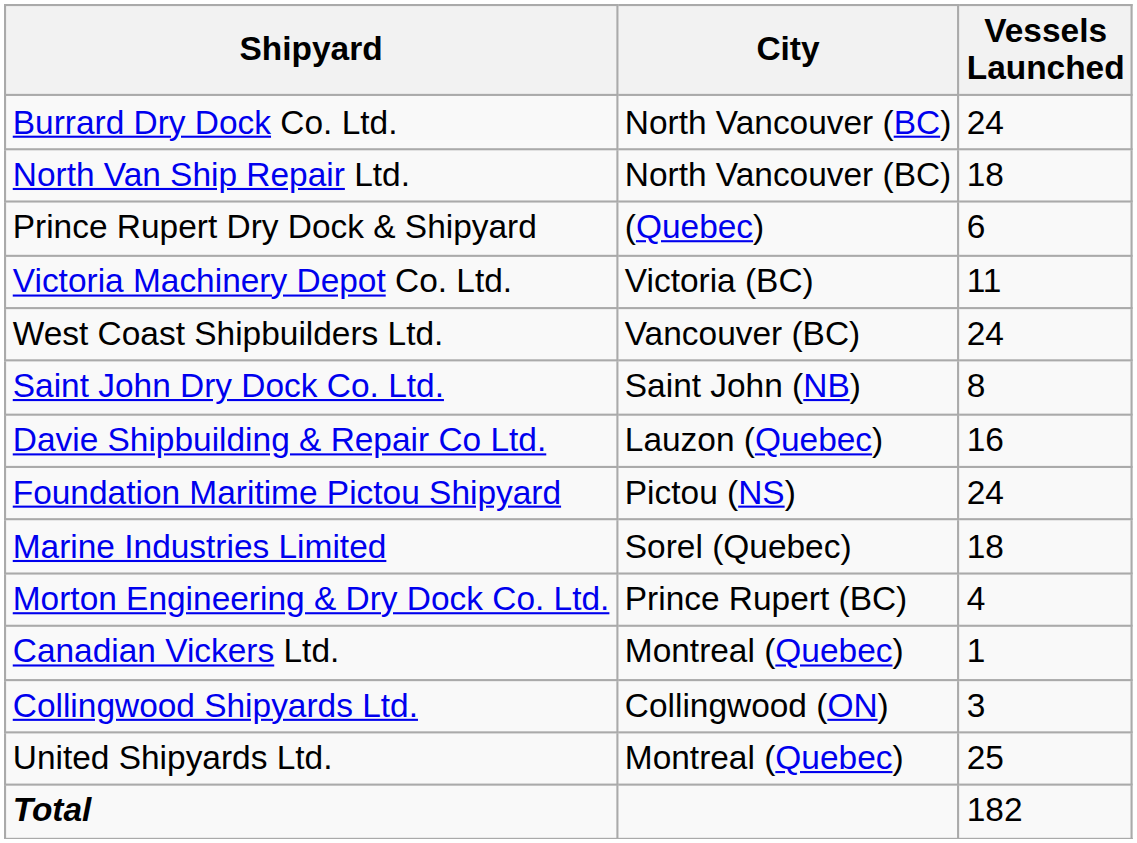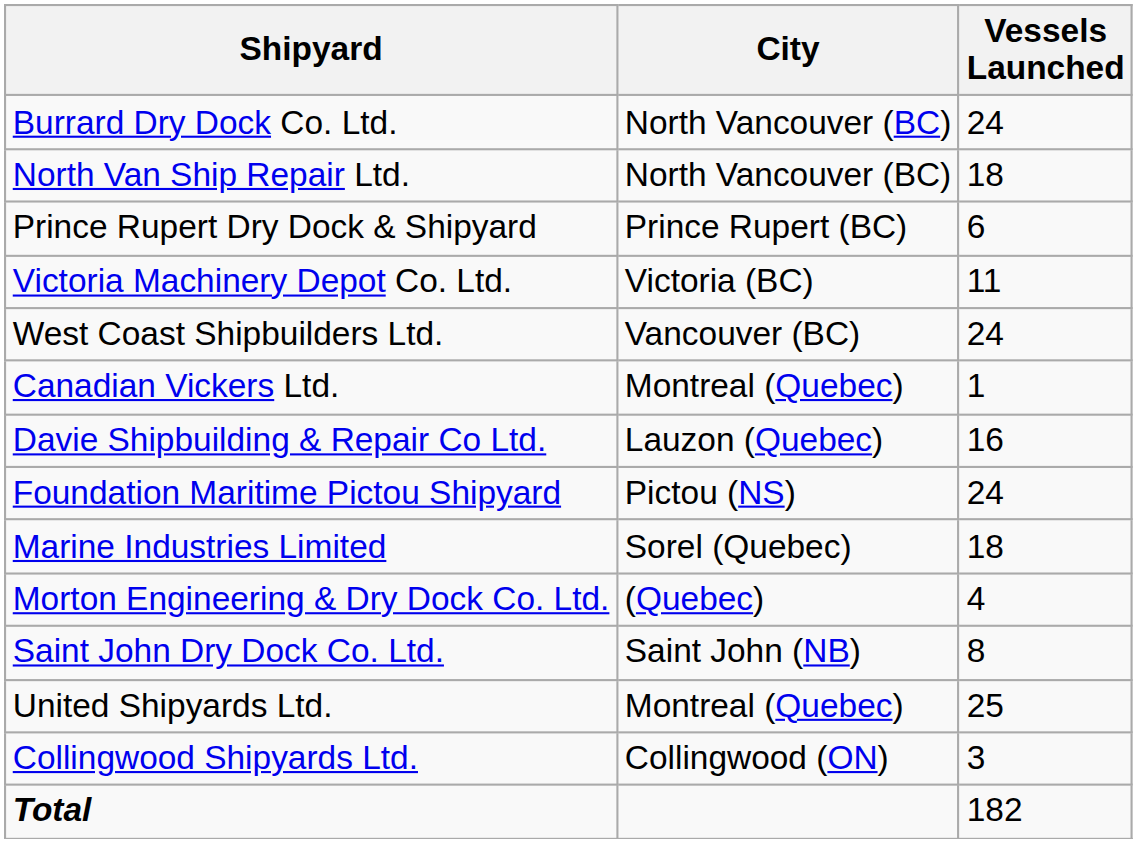(695, 227) (Quebec) -> (766, 227) Prince Rupert (BC)
rows swapped: (176, 652) <-> (228, 386)
(766, 598) Prince Rupert (BC) -> (695, 598) (Quebec)
rows swapped: (173, 758) <-> (215, 705)
